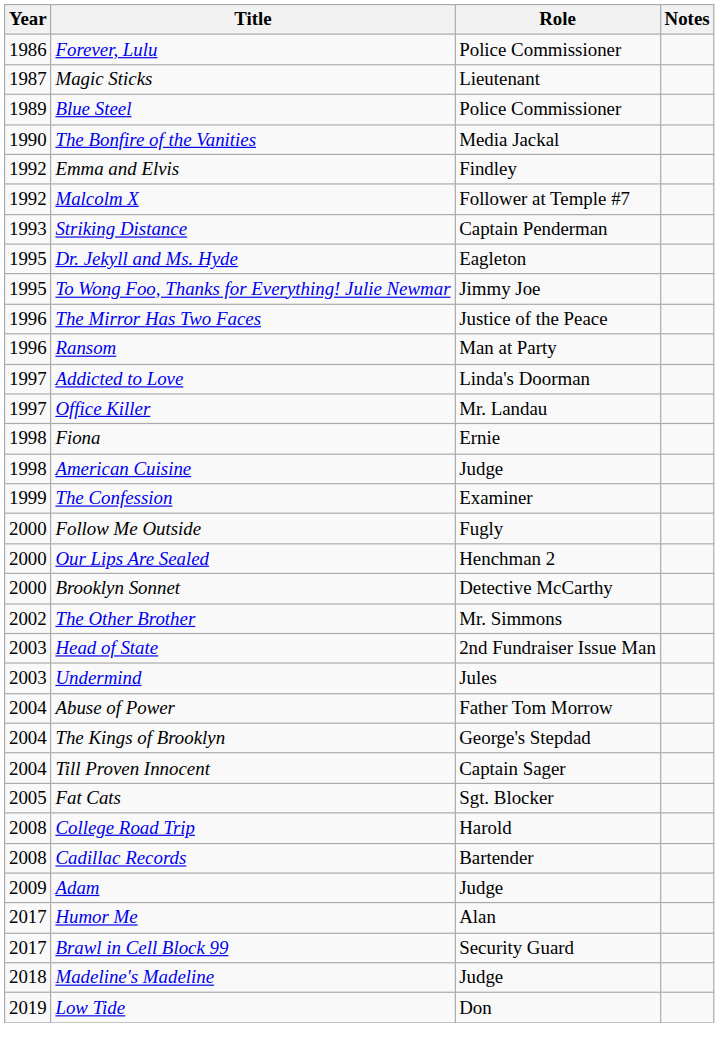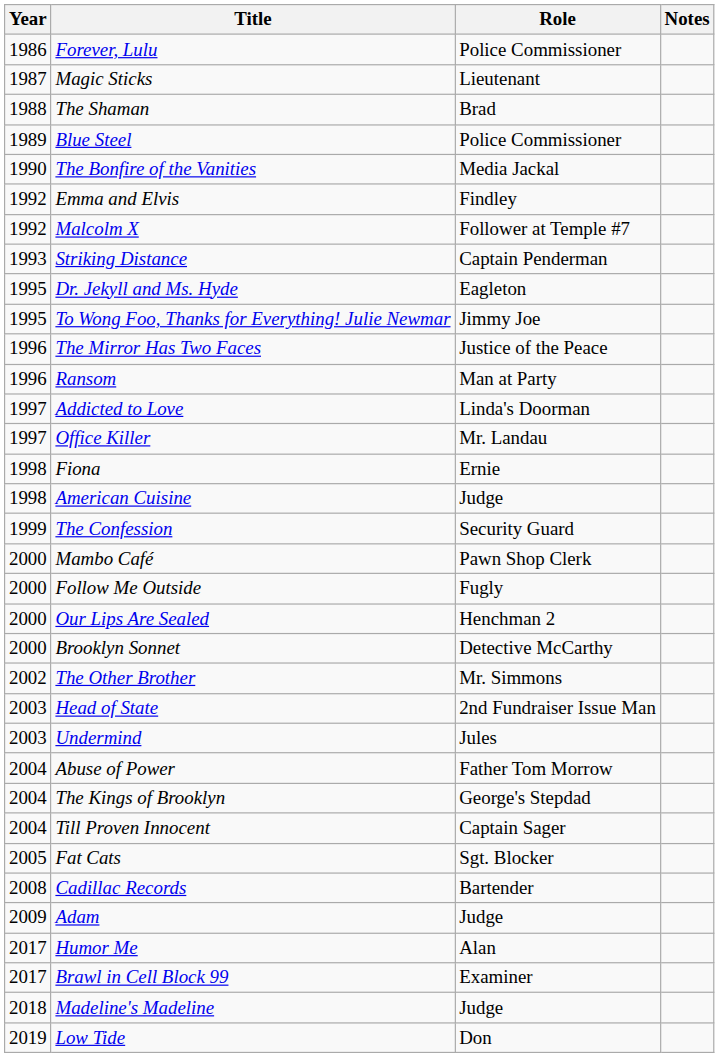+ row: (102, 109)
(496, 498) Examiner -> (517, 528) Security Guard
+ row: (104, 558)
- row: (125, 827)
(517, 947) Security Guard -> (496, 977) Examiner
